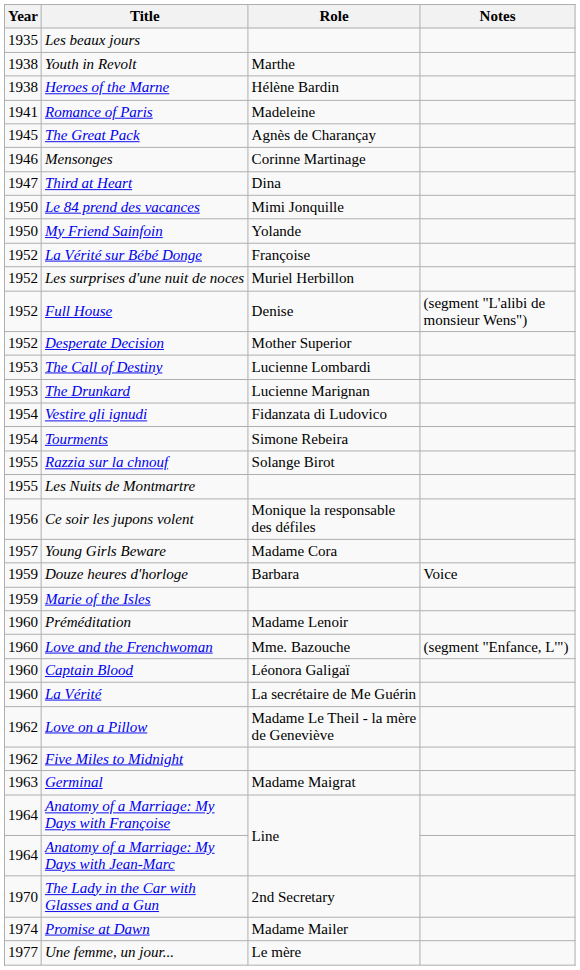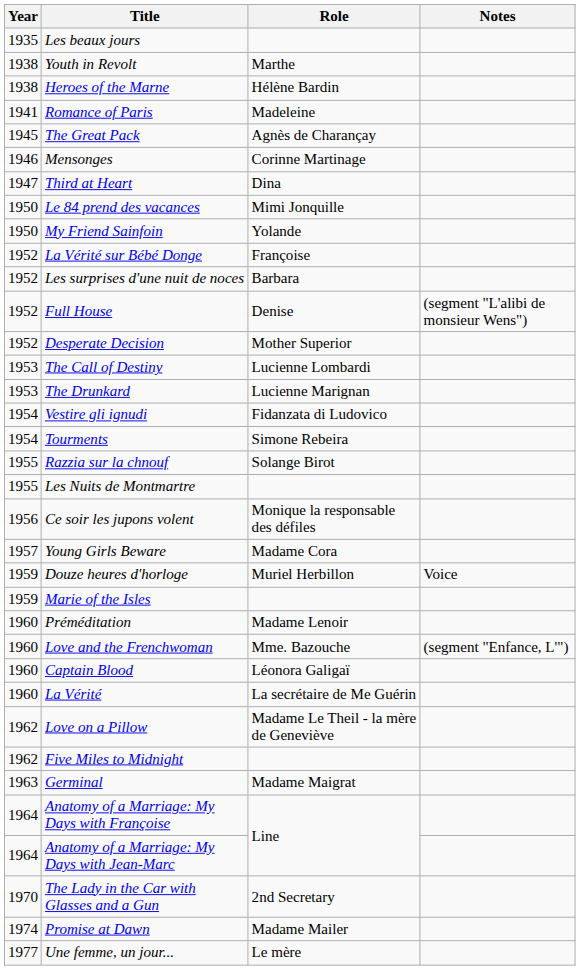(303, 278) Muriel Herbillon -> (275, 278) Barbara
(275, 575) Barbara -> (303, 575) Muriel Herbillon
